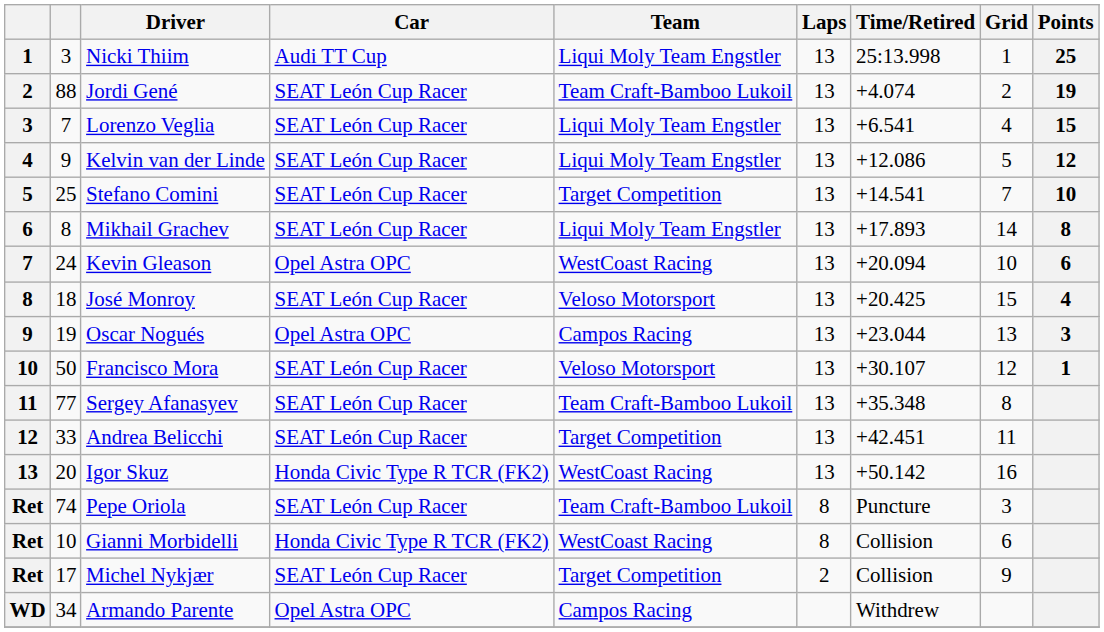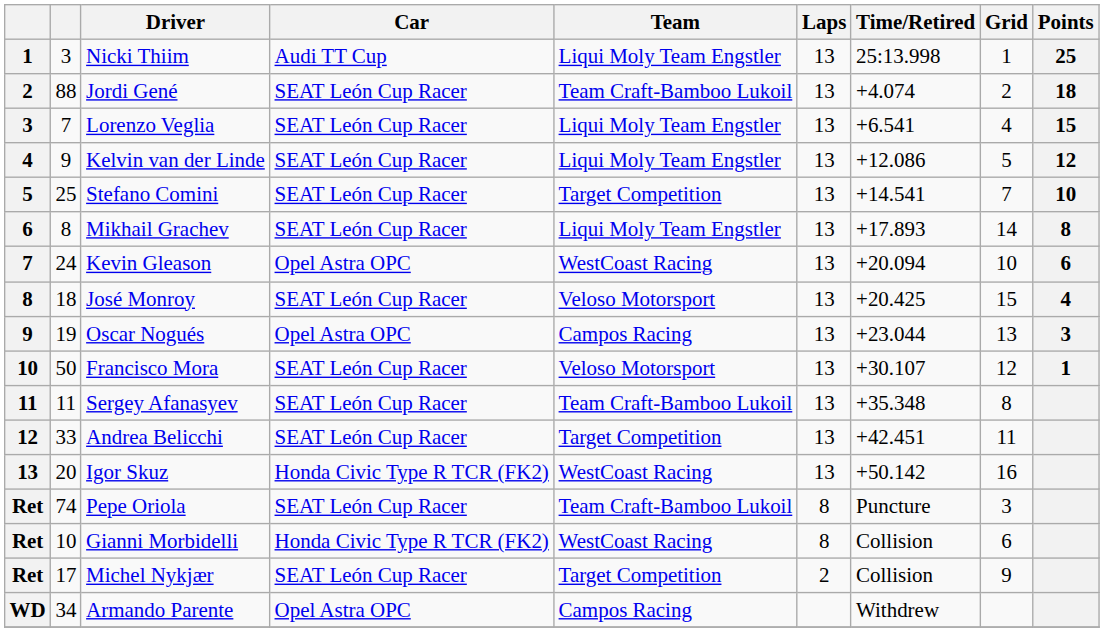(1066, 91) 19 -> (1066, 91) 18
(66, 402) 77 -> (66, 402) 11
